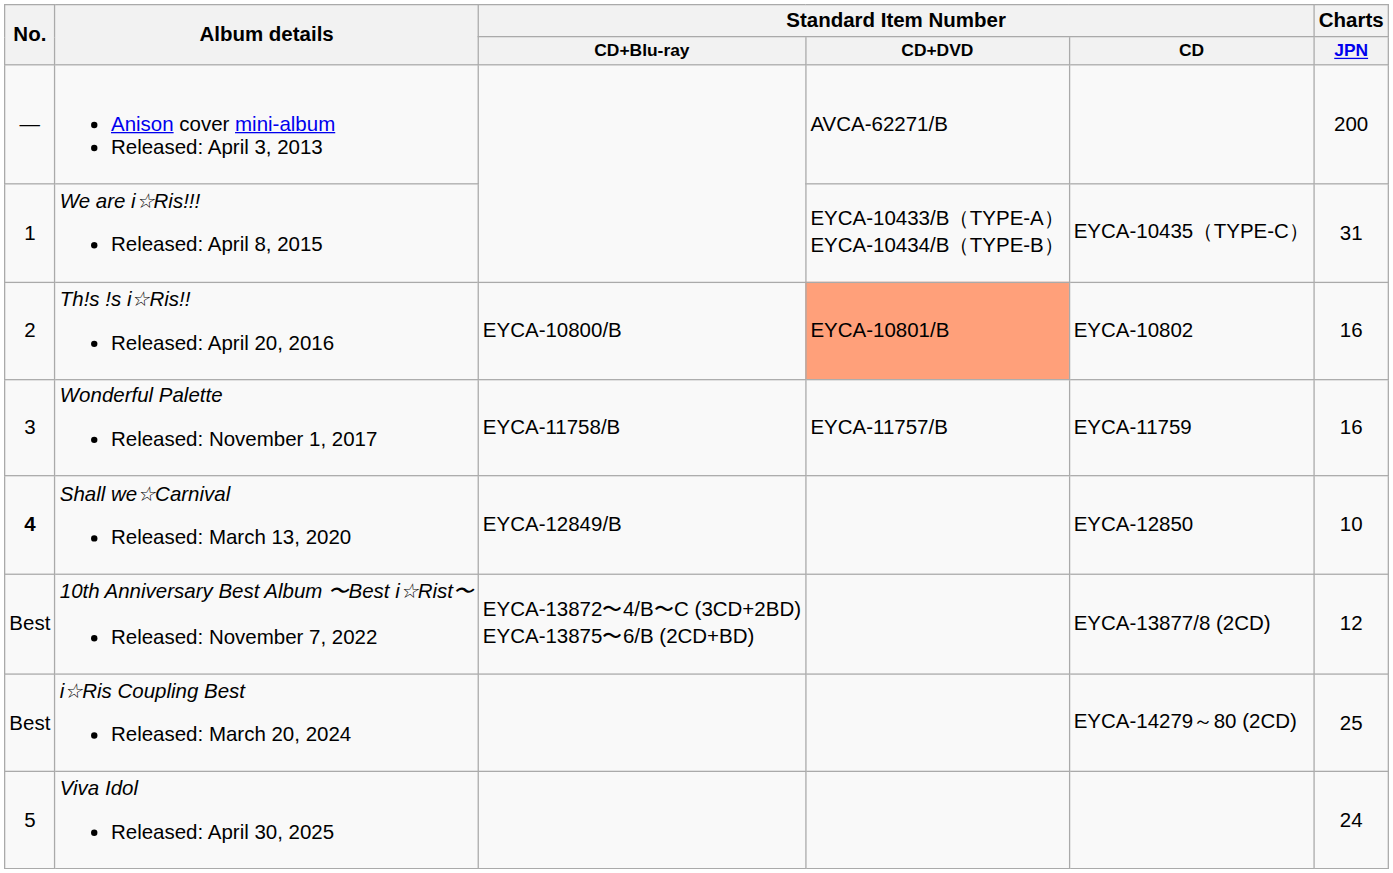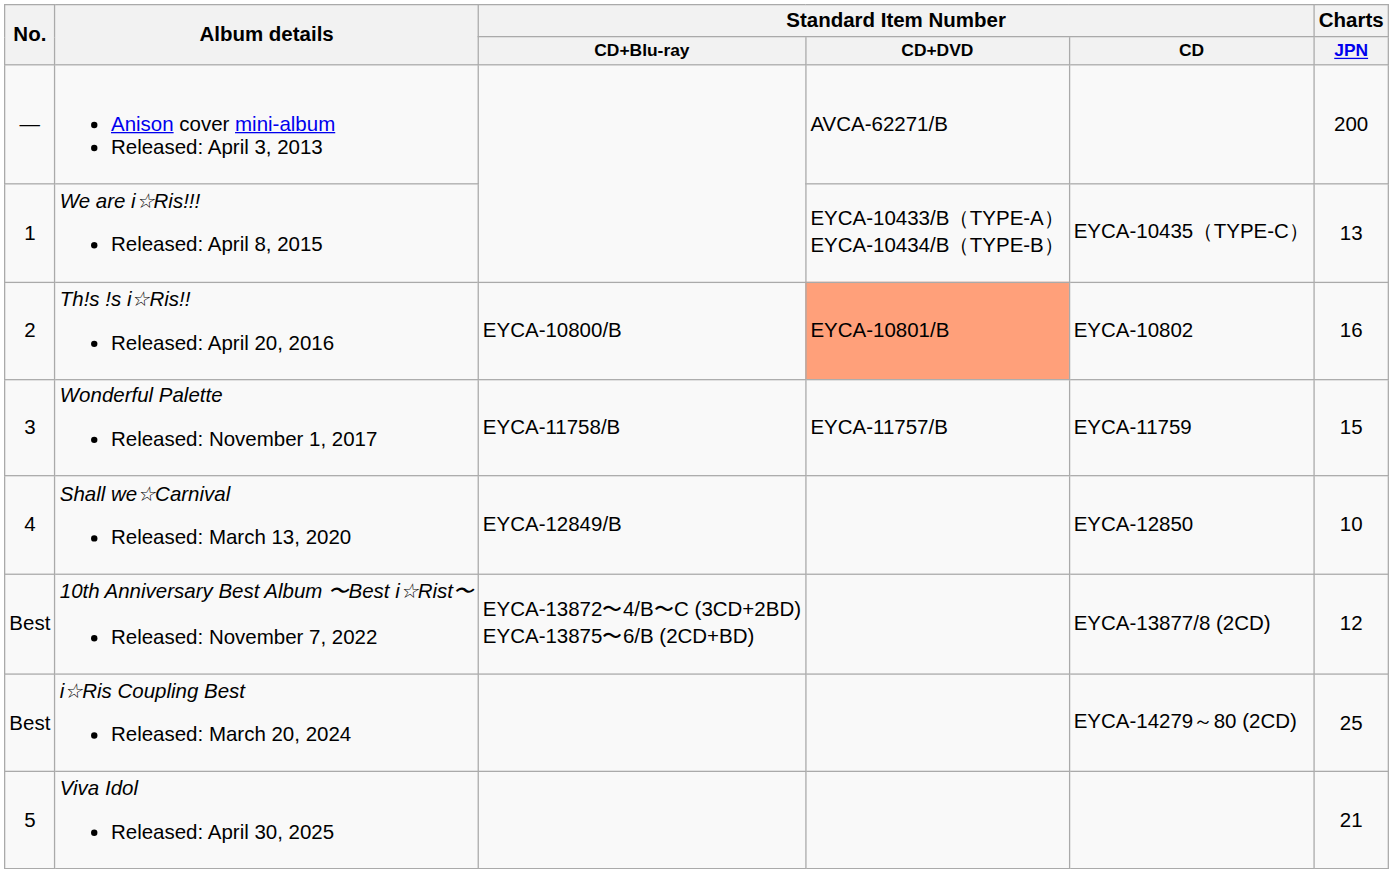(1351, 232) 31 -> (1351, 232) 13
(1351, 427) 16 -> (1351, 427) 15
(30, 524) bold -> (30, 524) normal
(1351, 820) 24 -> (1351, 820) 21
